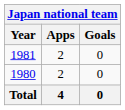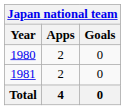rows swapped: (23, 74) <-> (23, 54)
